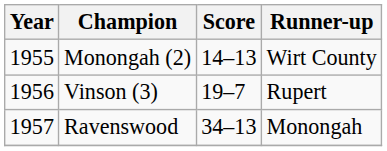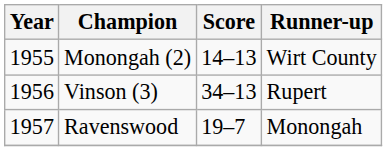(223, 92) 19–7 -> (229, 92) 34–13
(229, 127) 34–13 -> (223, 127) 19–7
